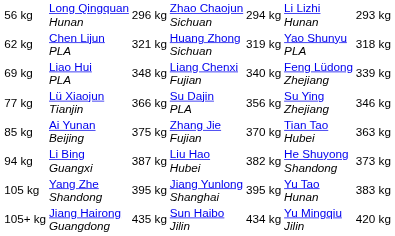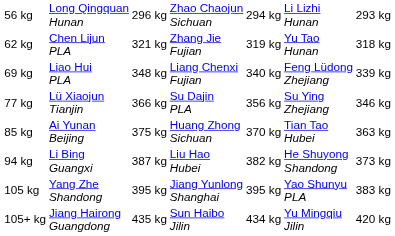(205, 44) Huang Zhong Sichuan -> (195, 44) Zhang Jie Fujian
(315, 44) Yao Shunyu PLA -> (302, 44) Yu Tao Hunan
(195, 132) Zhang Jie Fujian -> (205, 132) Huang Zhong Sichuan
(302, 190) Yu Tao Hunan -> (315, 190) Yao Shunyu PLA
